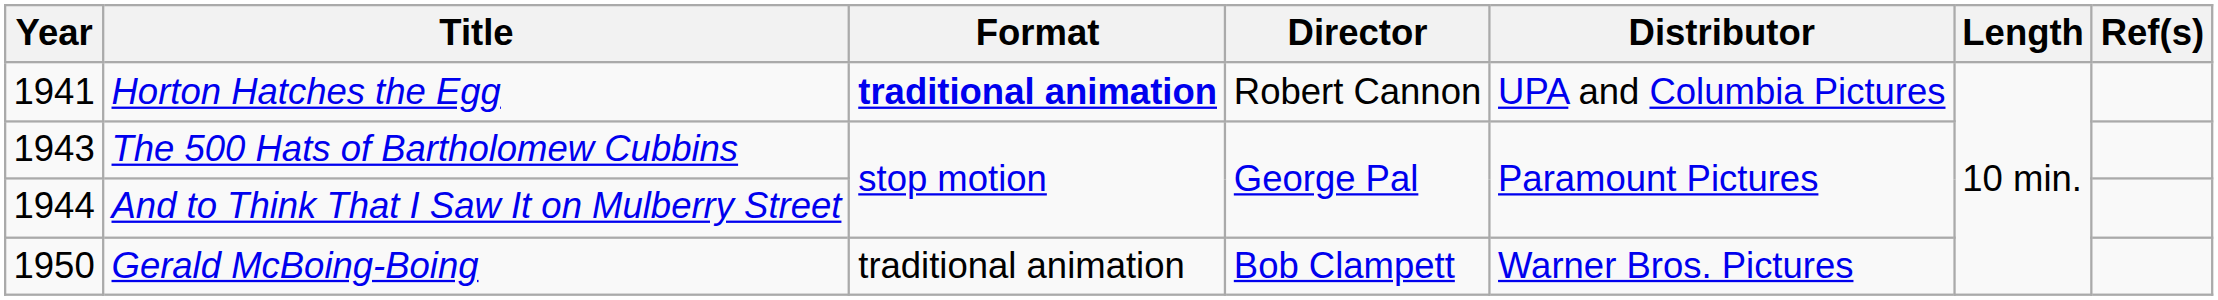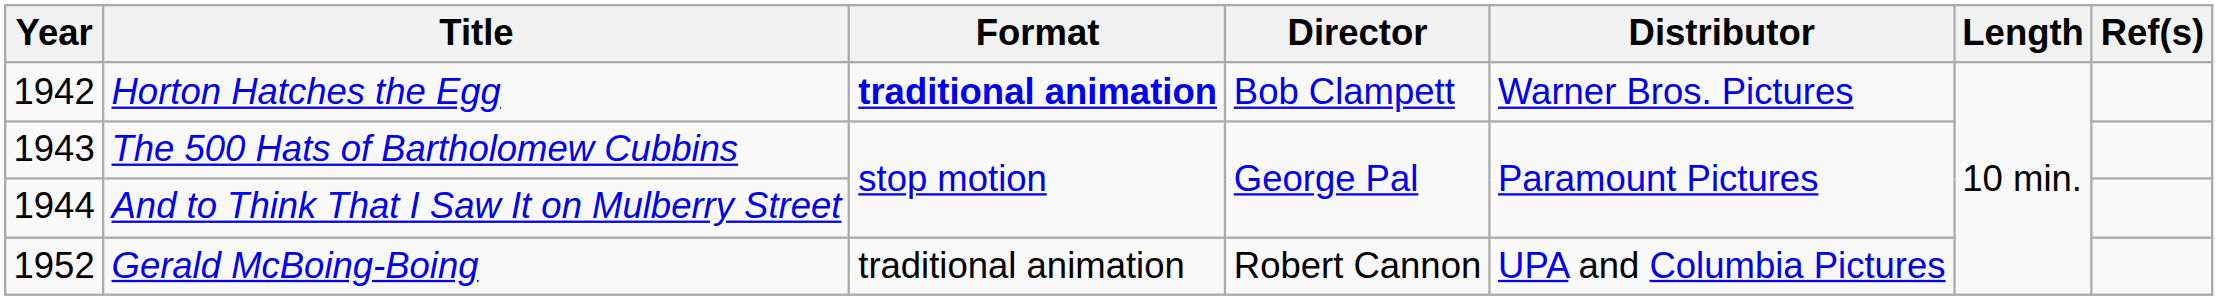(54, 91) 1941 -> (54, 91) 1942
(1358, 91) Robert Cannon -> (1344, 91) Bob Clampett
(1722, 91) UPA and Columbia Pictures -> (1676, 91) Warner Bros. Pictures
(54, 264) 1950 -> (54, 264) 1952
(1344, 264) Bob Clampett -> (1358, 264) Robert Cannon
(1676, 264) Warner Bros. Pictures -> (1722, 264) UPA and Columbia Pictures
